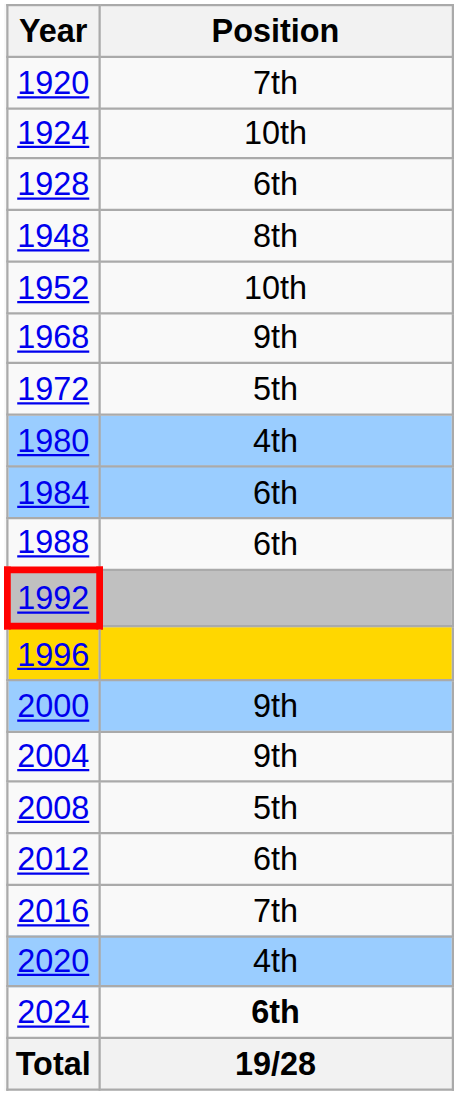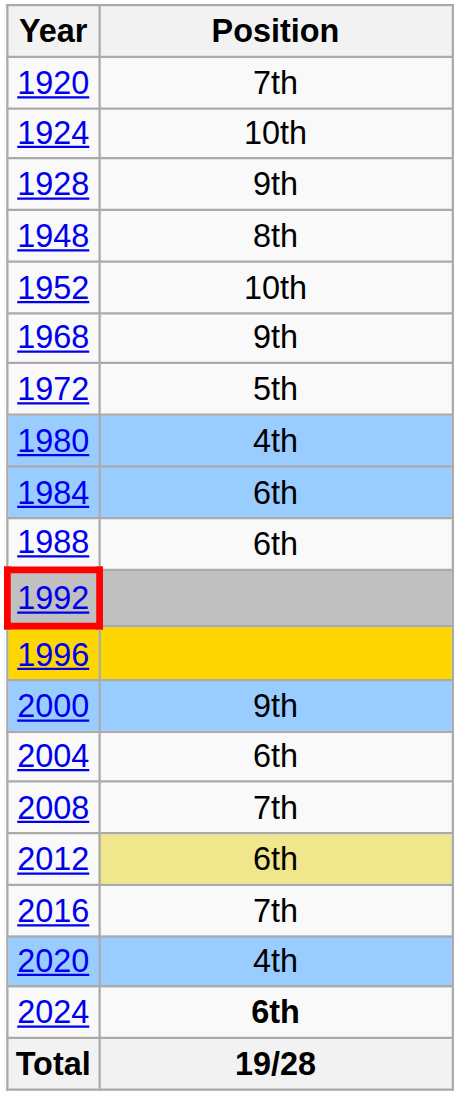(275, 185) 6th -> (275, 185) 9th
(275, 757) 9th -> (275, 757) 6th
(275, 808) 5th -> (275, 808) 7th
(275, 859) no background -> (275, 859) khaki background
